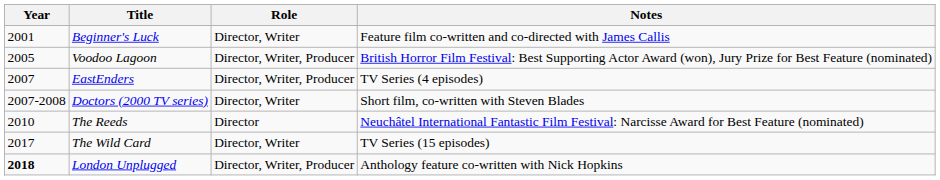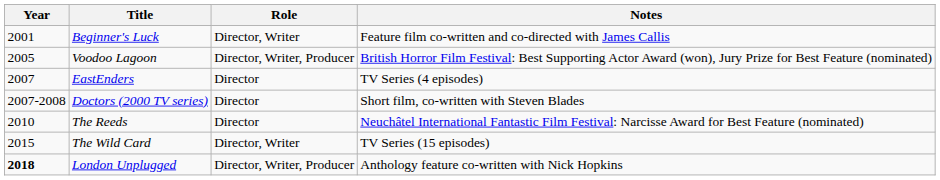(284, 79) Director, Writer, Producer -> (237, 79) Director
(257, 100) Director, Writer -> (237, 100) Director
(21, 143) 2017 -> (21, 143) 2015
